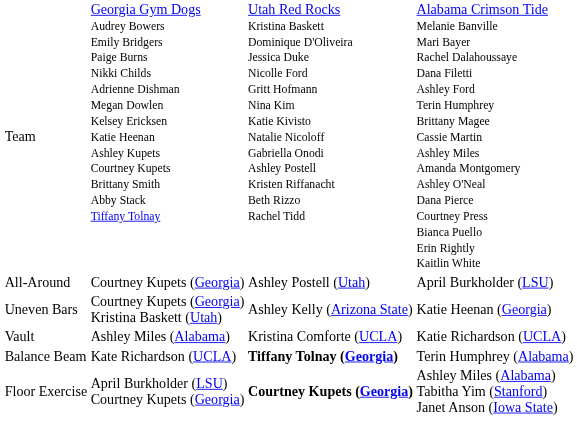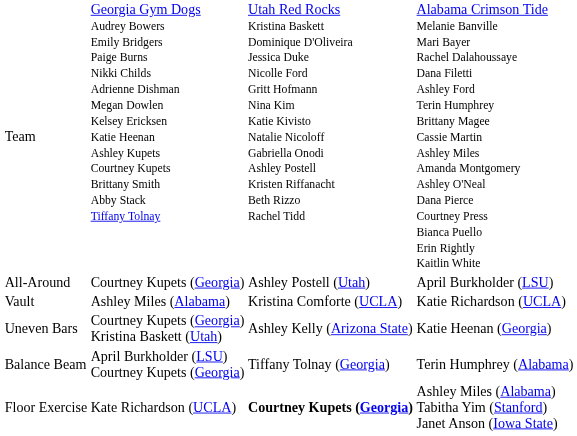rows swapped: (20, 336) <-> (41, 309)
(163, 356) Kate Richardson (UCLA) -> (168, 364) April Burkholder (LSU) Courtney Kupets (Georgia)
(323, 356) bold -> (319, 364) normal
(168, 391) April Burkholder (LSU) Courtney Kupets (Georgia) -> (163, 407) Kate Richardson (UCLA)
